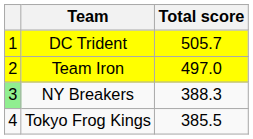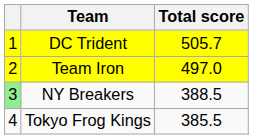(201, 95) 388.3 -> (201, 95) 388.5
